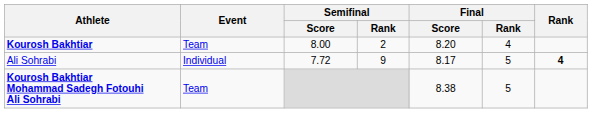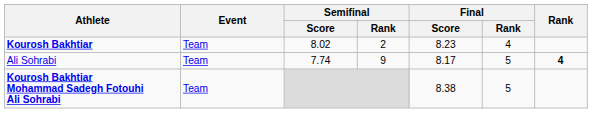(321, 45) 8.00 -> (321, 45) 8.02
(446, 45) 8.20 -> (446, 45) 8.23
(205, 61) Individual -> (196, 61) Team
(321, 61) 7.72 -> (321, 61) 7.74
